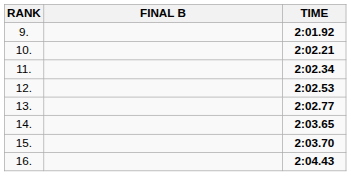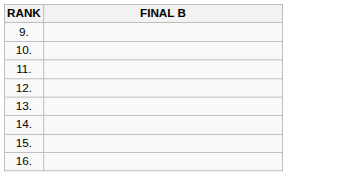- column: (314, 13)
